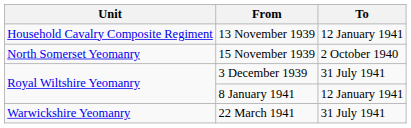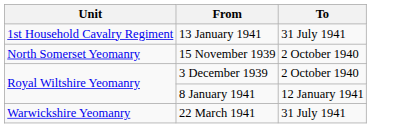- row: (267, 34)
+ row: (220, 34)
(353, 73) 31 July 1941 -> (320, 73) 2 October 1940
